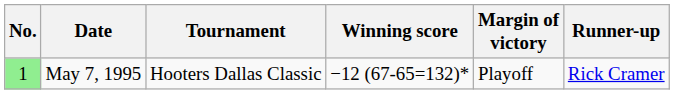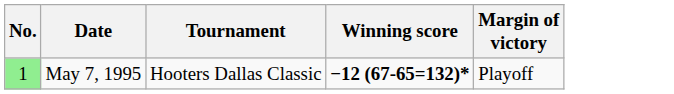- column: (616, 31)
(400, 73) normal -> (400, 73) bold
